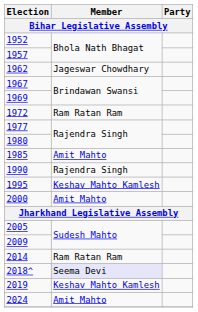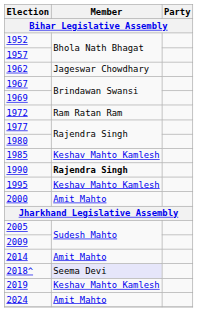(80, 156) Amit Mahto -> (106, 156) Keshav Mahto Kamlesh
(90, 170) normal -> (90, 170) bold
(88, 256) Ram Ratan Ram -> (80, 256) Amit Mahto
